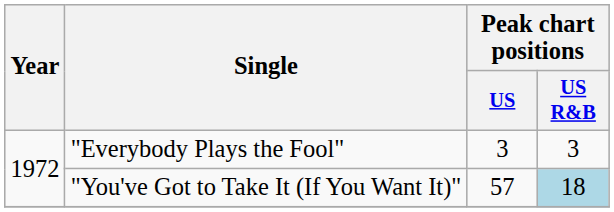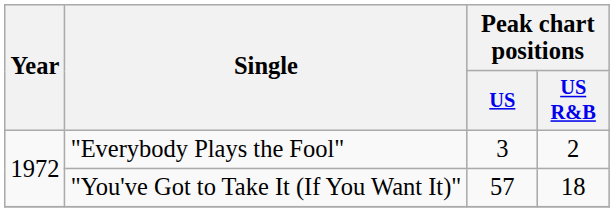(573, 148) 3 -> (573, 148) 2
(573, 187) lightblue background -> (573, 187) no background
